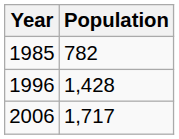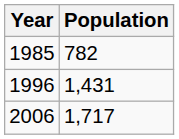(89, 85) 1,428 -> (89, 85) 1,431
